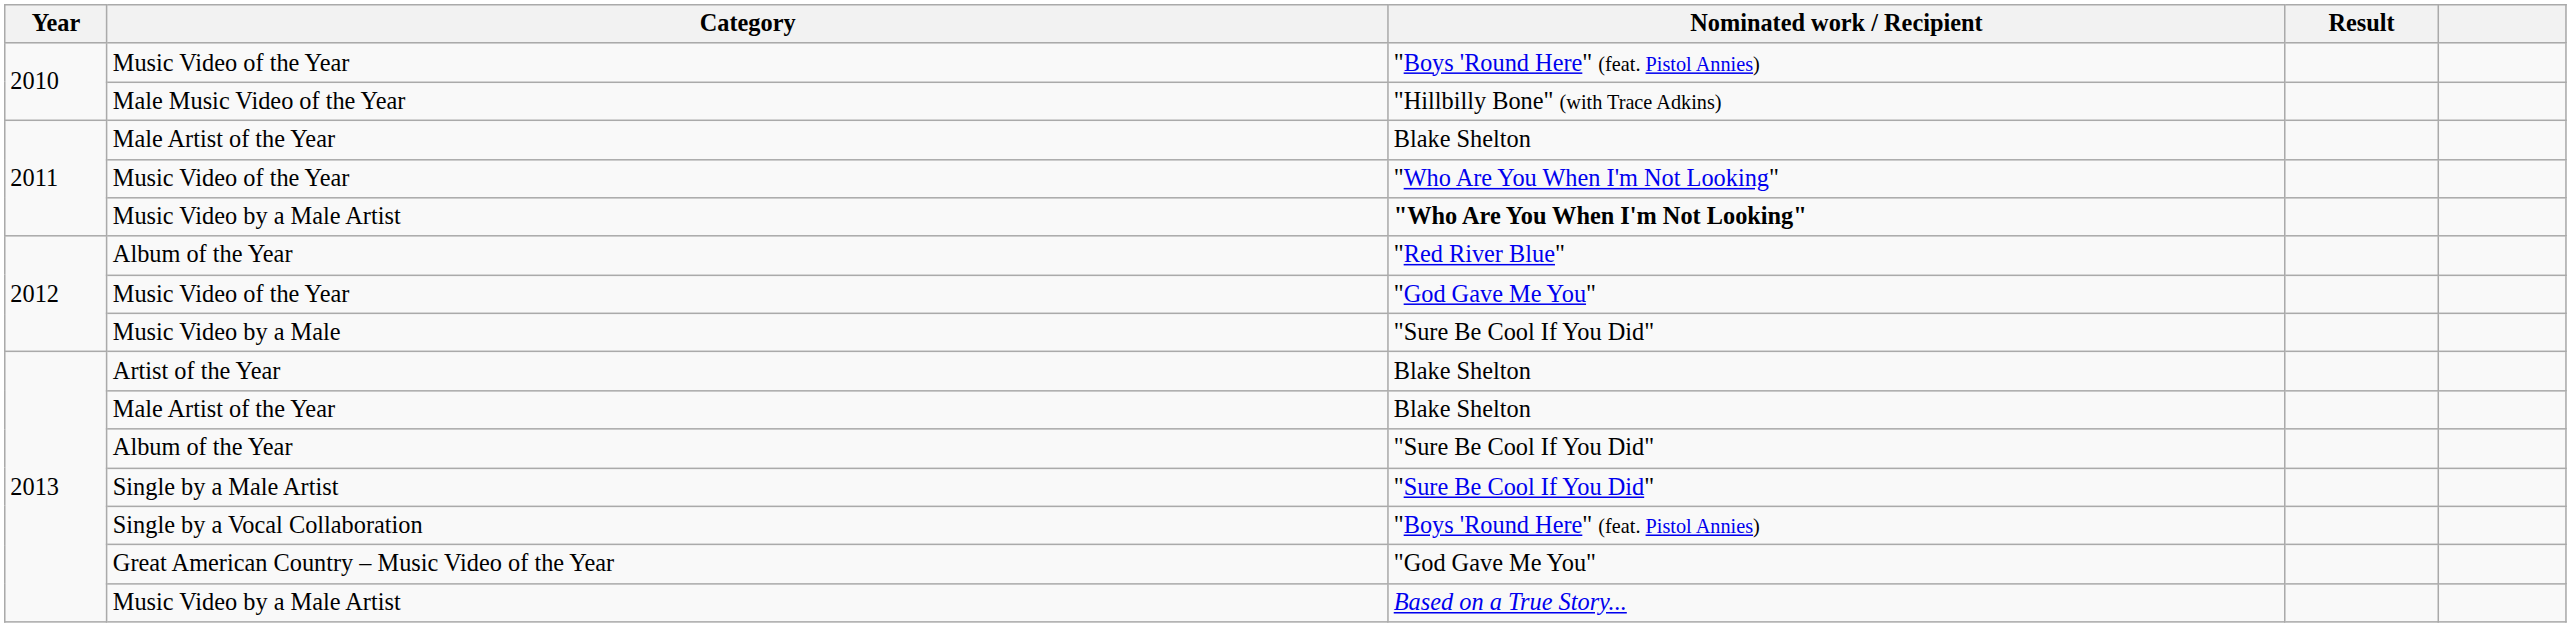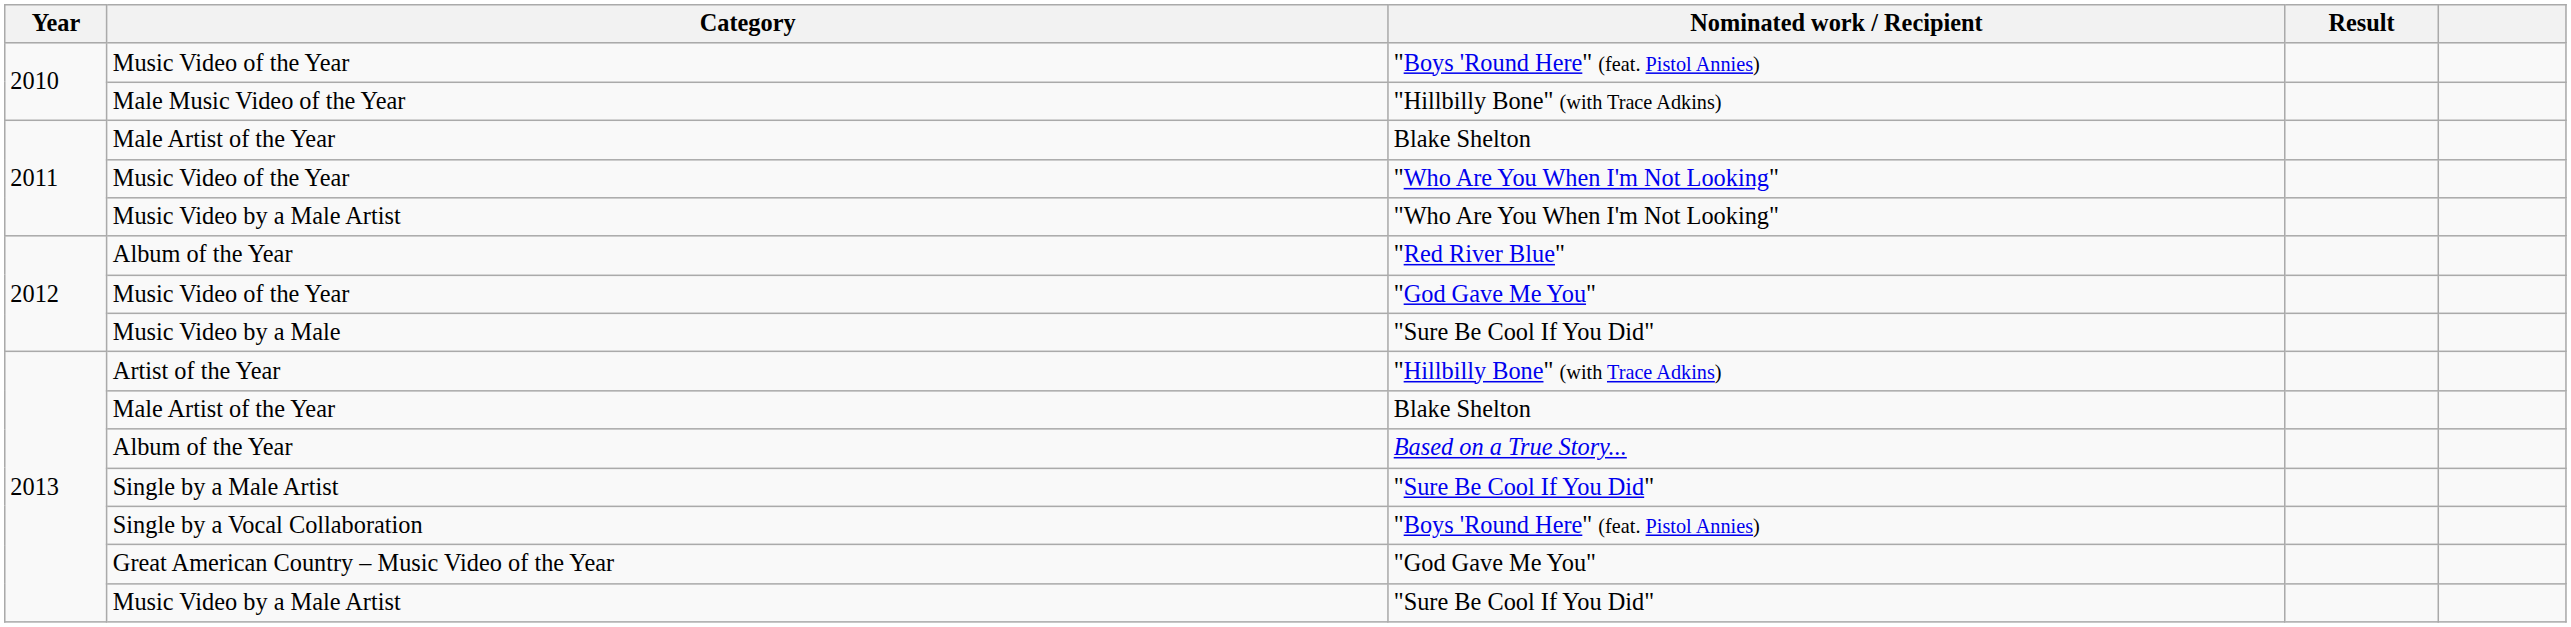(1600, 216) bold -> (1586, 216) normal
(1462, 370) Blake Shelton -> (1558, 370) "Hillbilly Bone" (with Trace Adkins)
(1524, 448) "Sure Be Cool If You Did" -> (1510, 448) Based on a True Story...
(1510, 602) Based on a True Story... -> (1524, 602) "Sure Be Cool If You Did"
